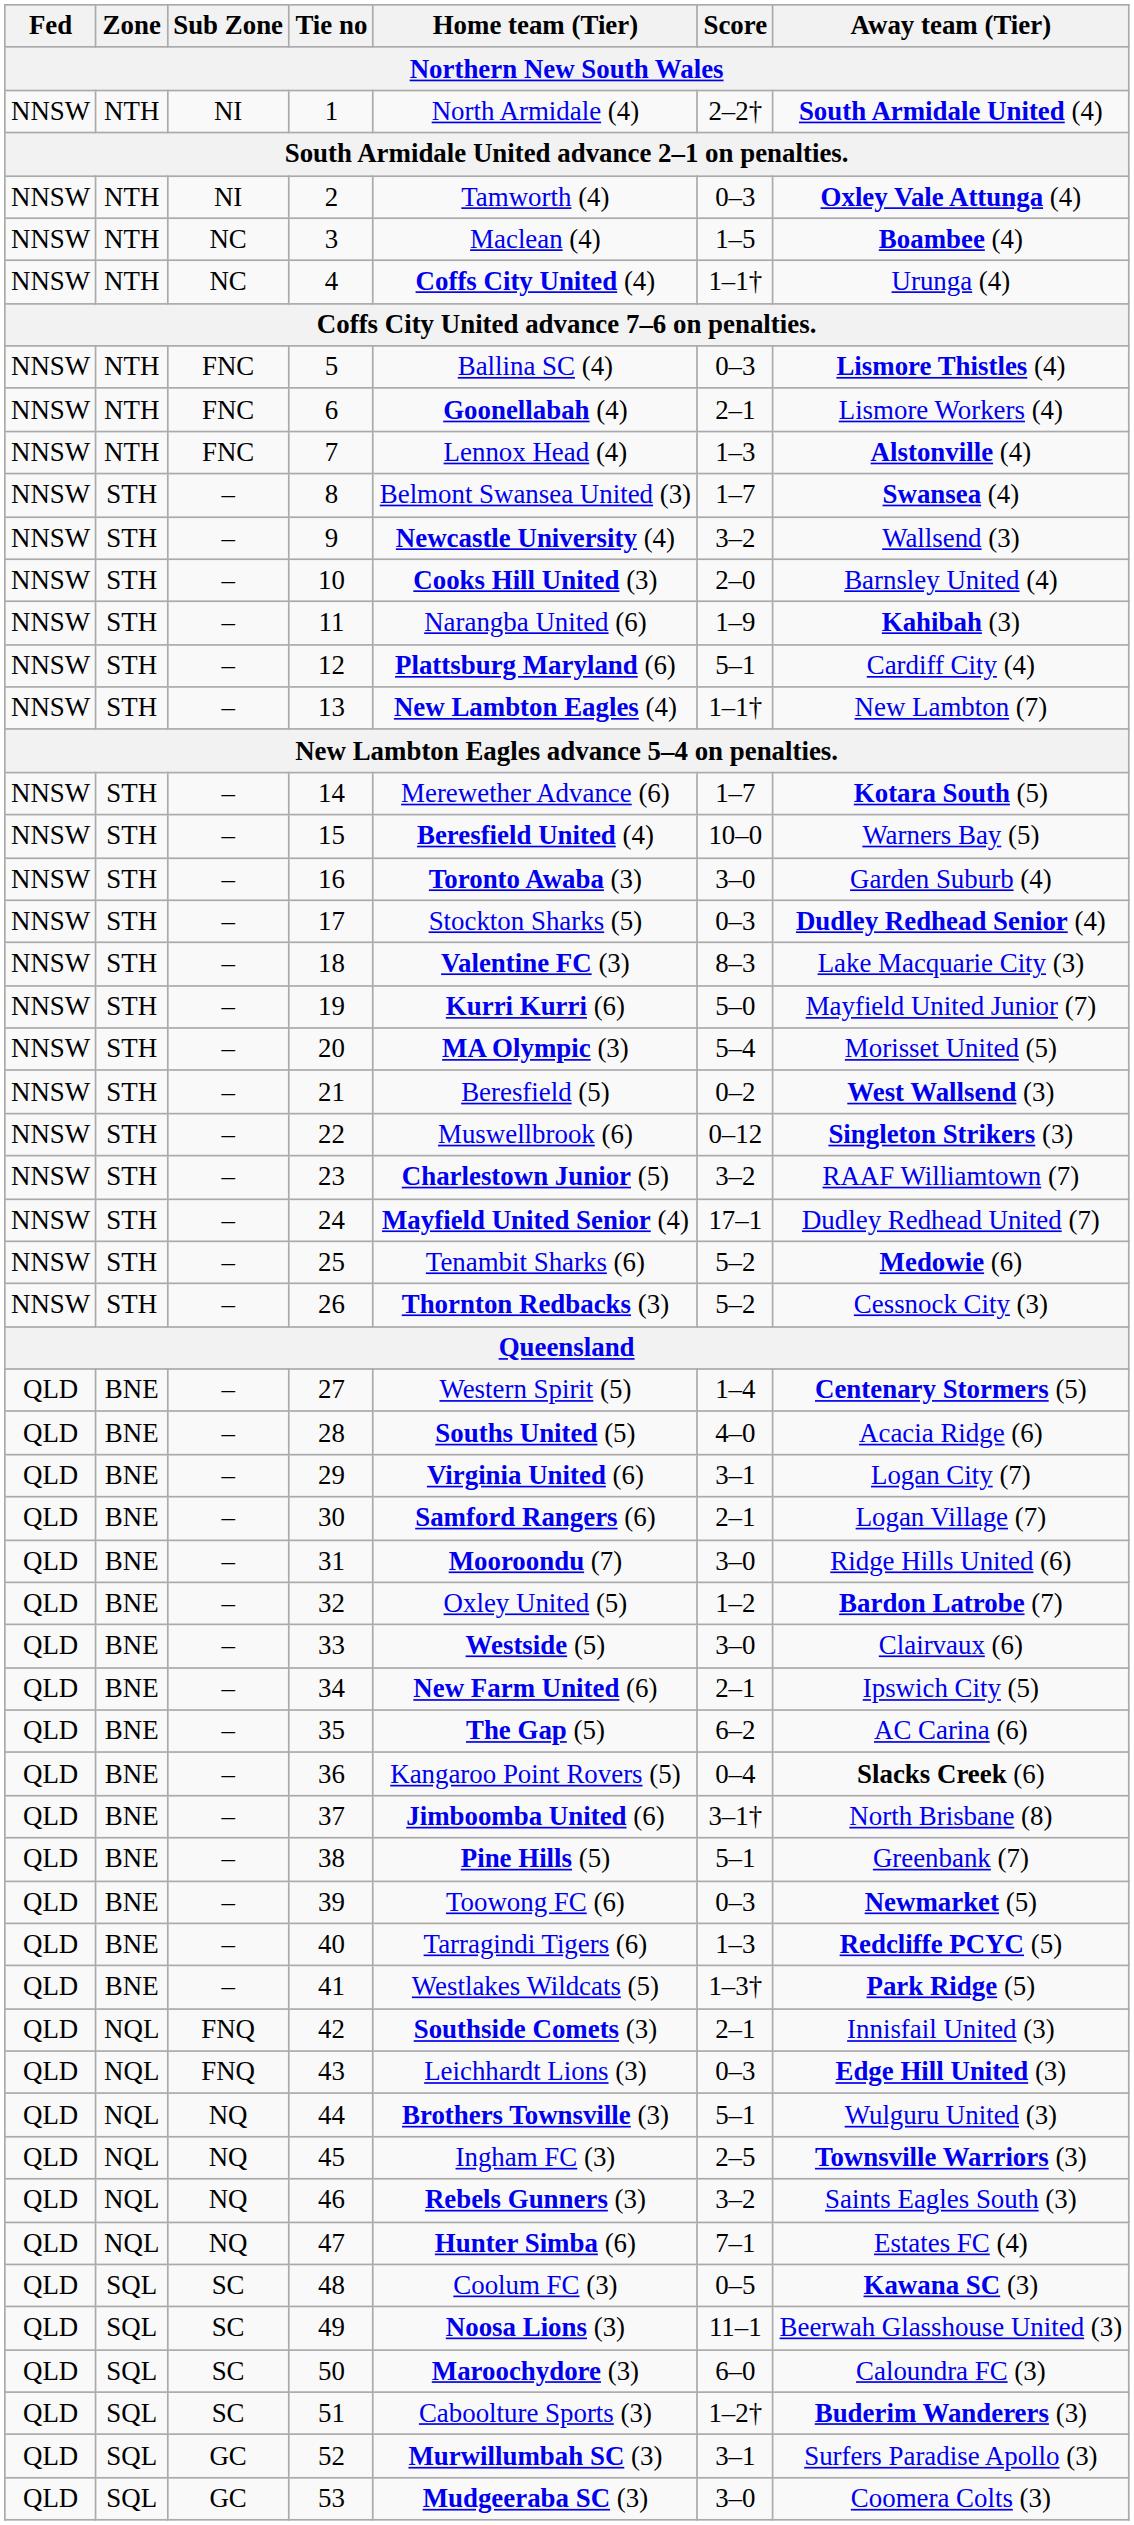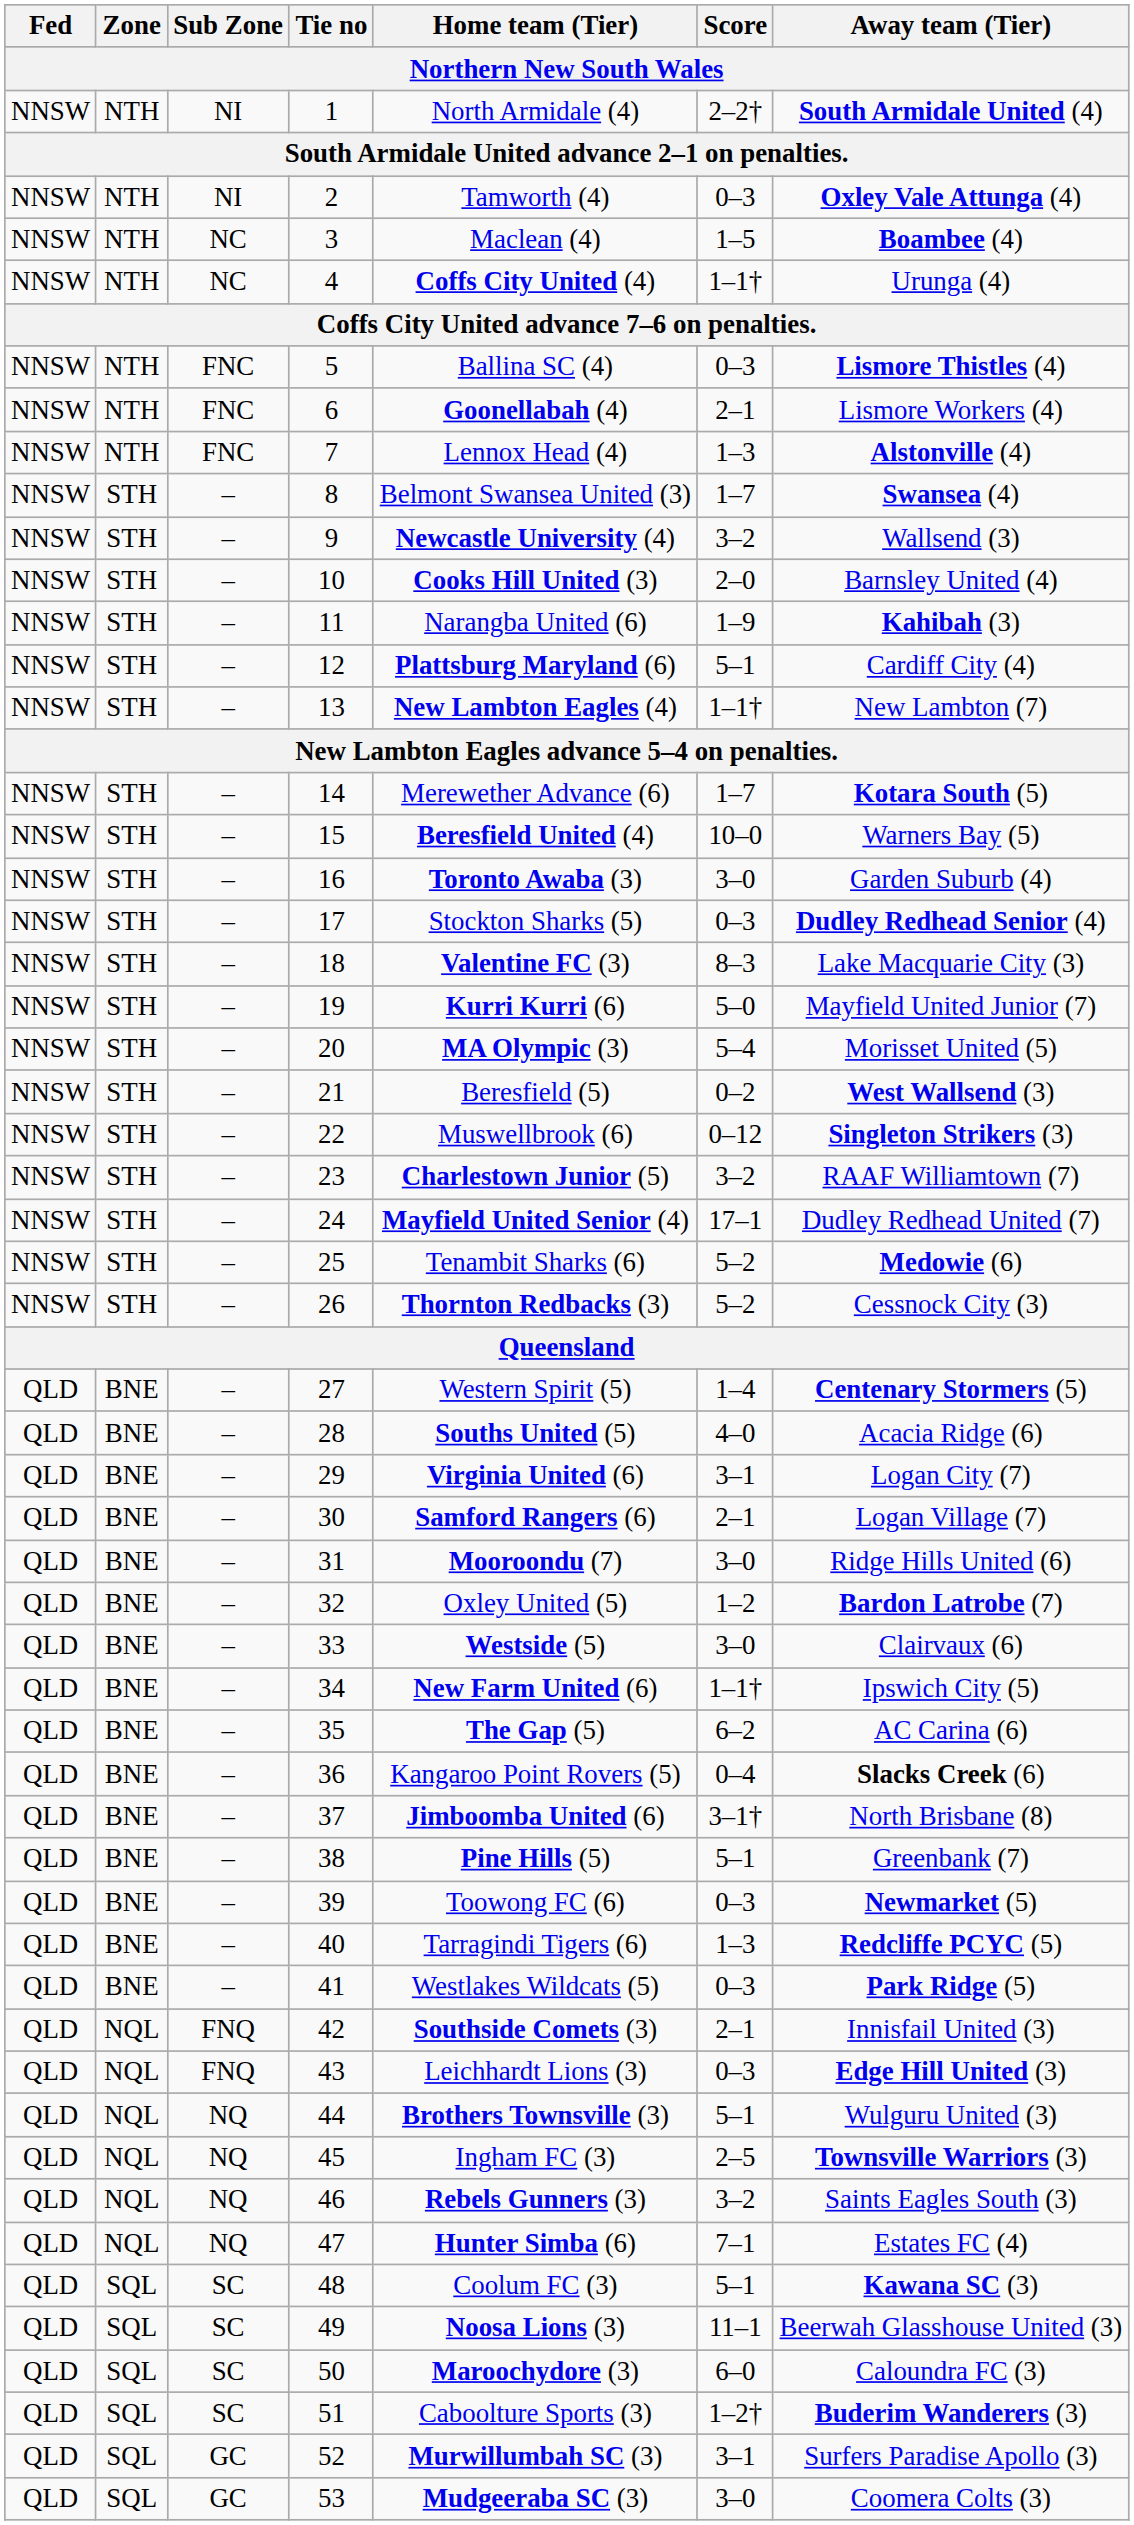(735, 1688) 2–1 -> (735, 1688) 1–1†
(735, 1986) 1–3† -> (735, 1986) 0–3
(735, 2285) 0–5 -> (735, 2285) 5–1
